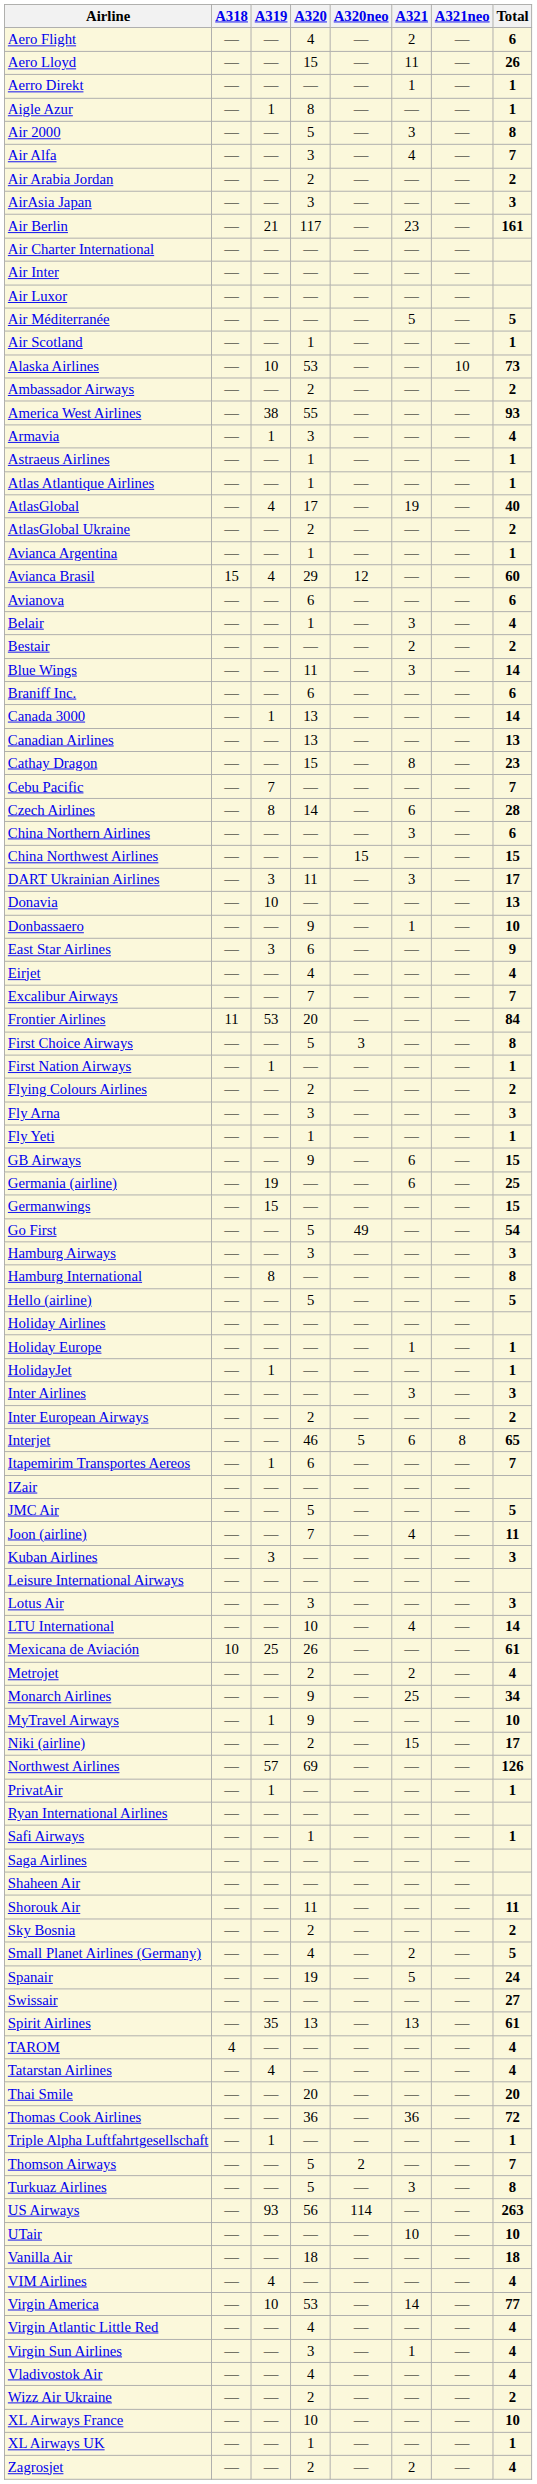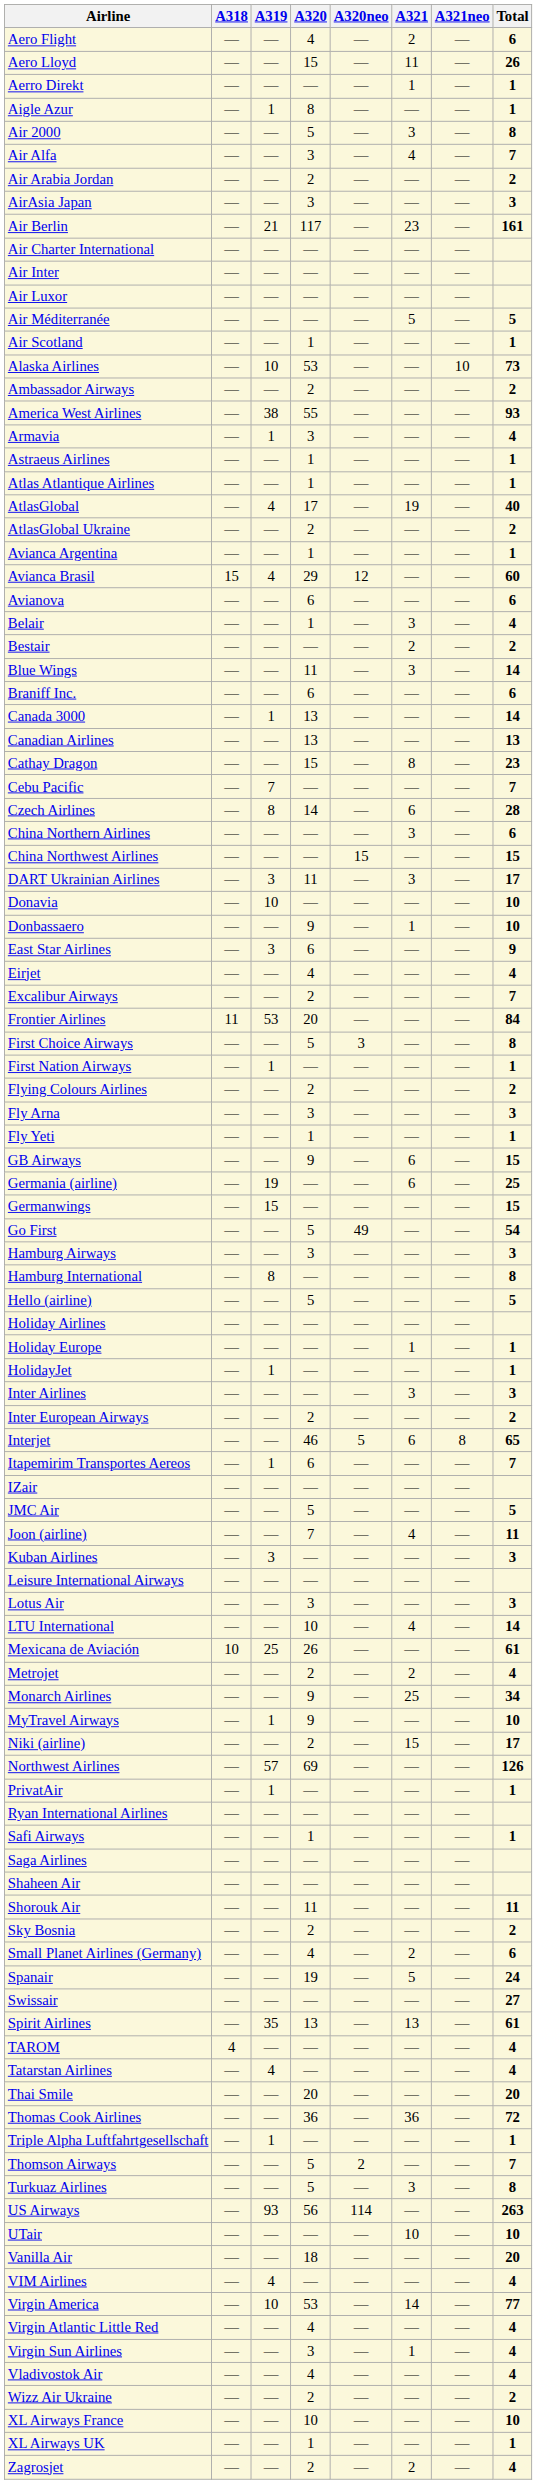(512, 903) 13 -> (512, 903) 10
(311, 996) 7 -> (311, 996) 2
(512, 1953) 5 -> (512, 1953) 6
(512, 2257) 18 -> (512, 2257) 20
